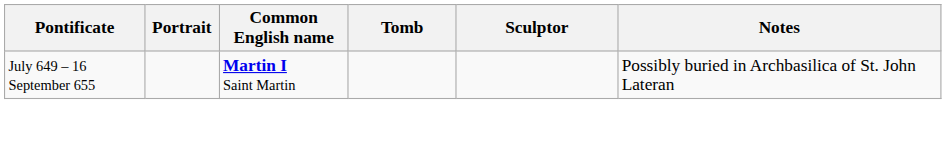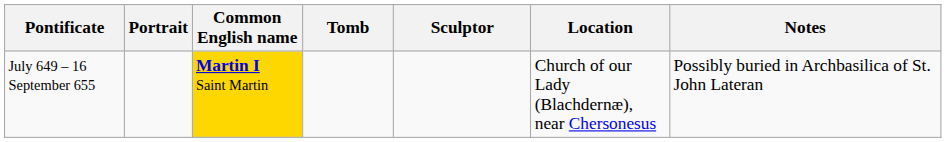+ column: (600, 27)
(259, 74) no background -> (232, 74) gold background
